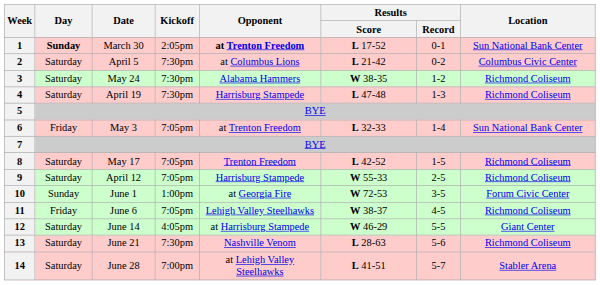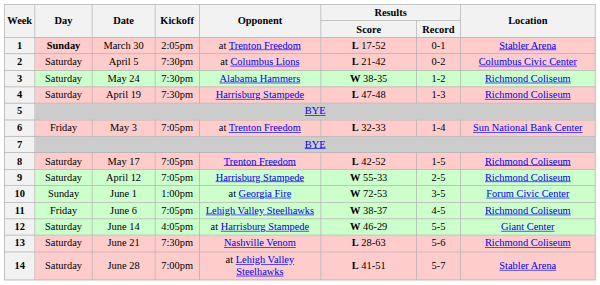(260, 45) bold -> (260, 45) normal
(528, 45) Sun National Bank Center -> (528, 45) Stabler Arena
